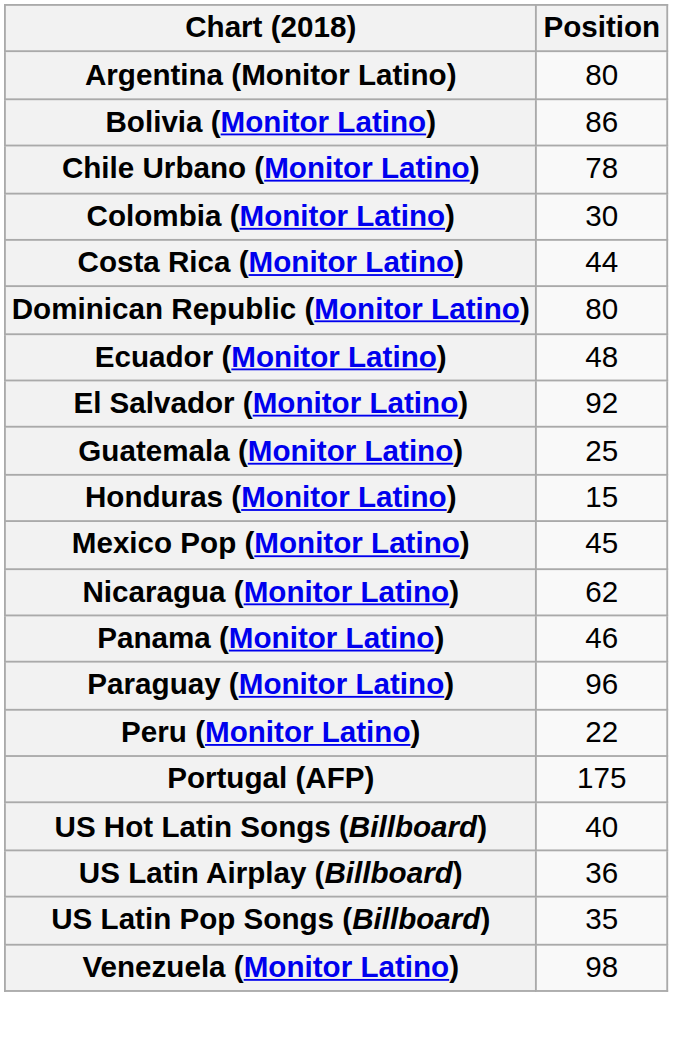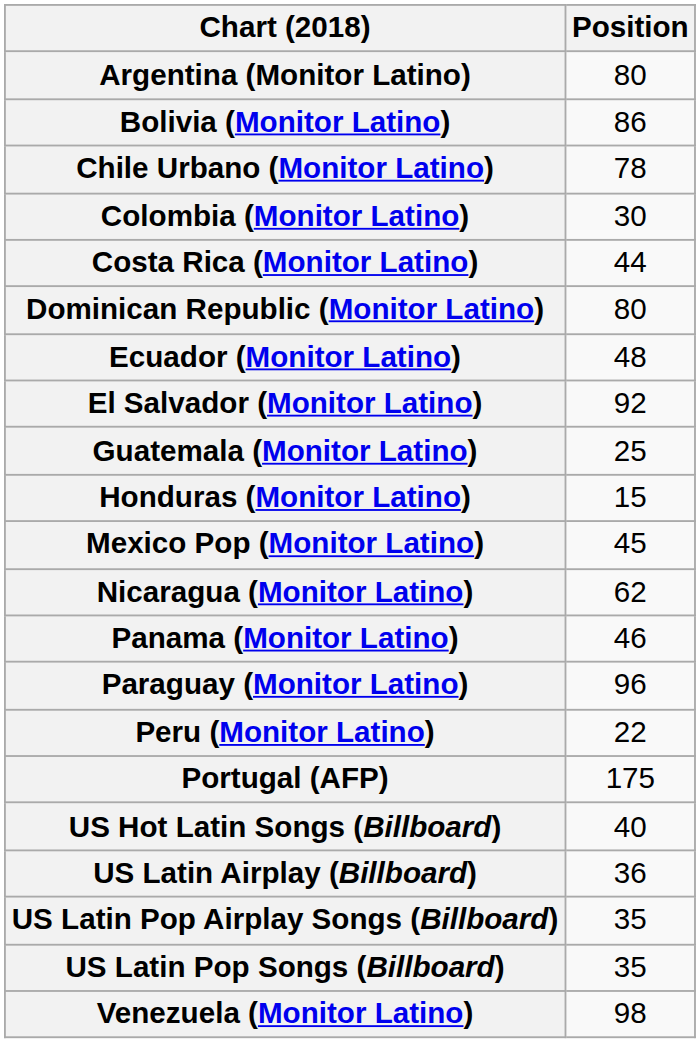+ row: (285, 919)
